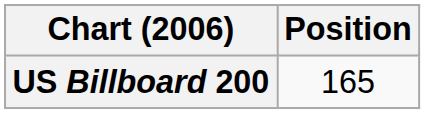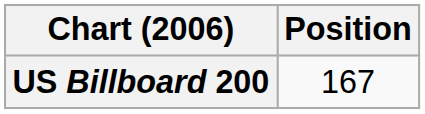(348, 81) 165 -> (348, 81) 167
